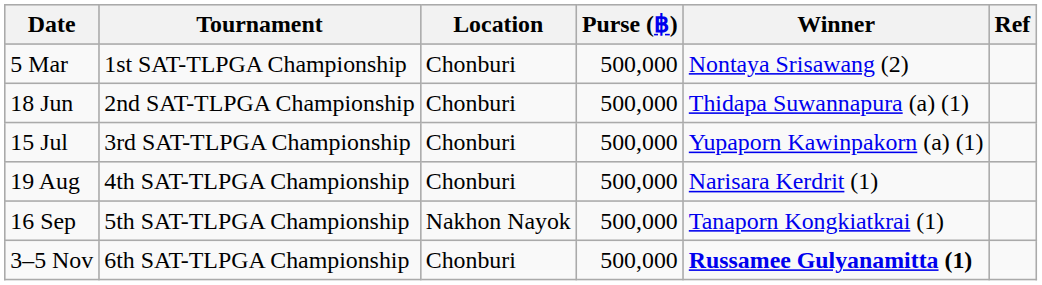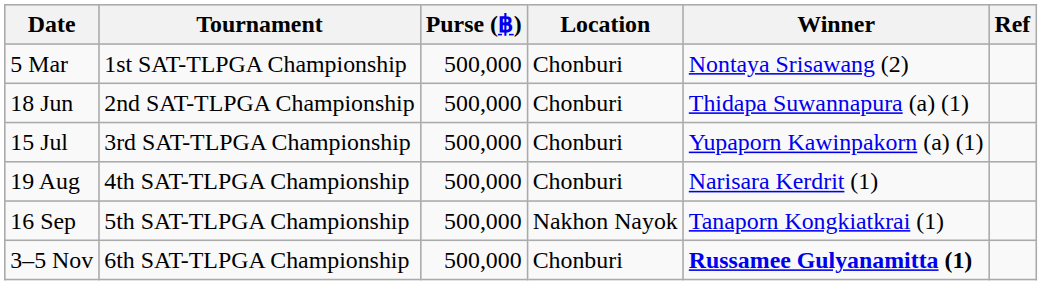columns swapped: (498, 24) <-> (630, 24)
